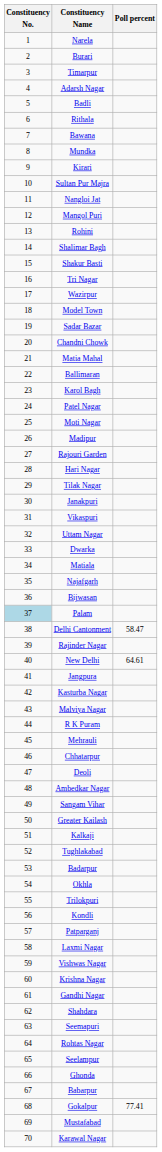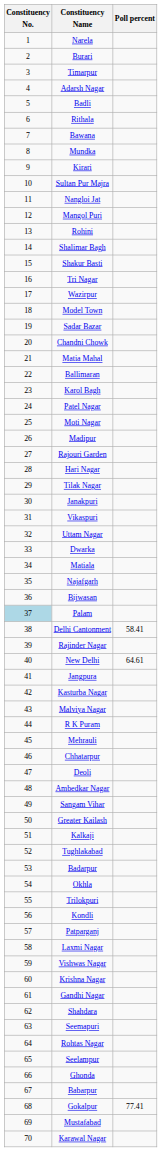(135, 629) 58.47 -> (135, 629) 58.41
